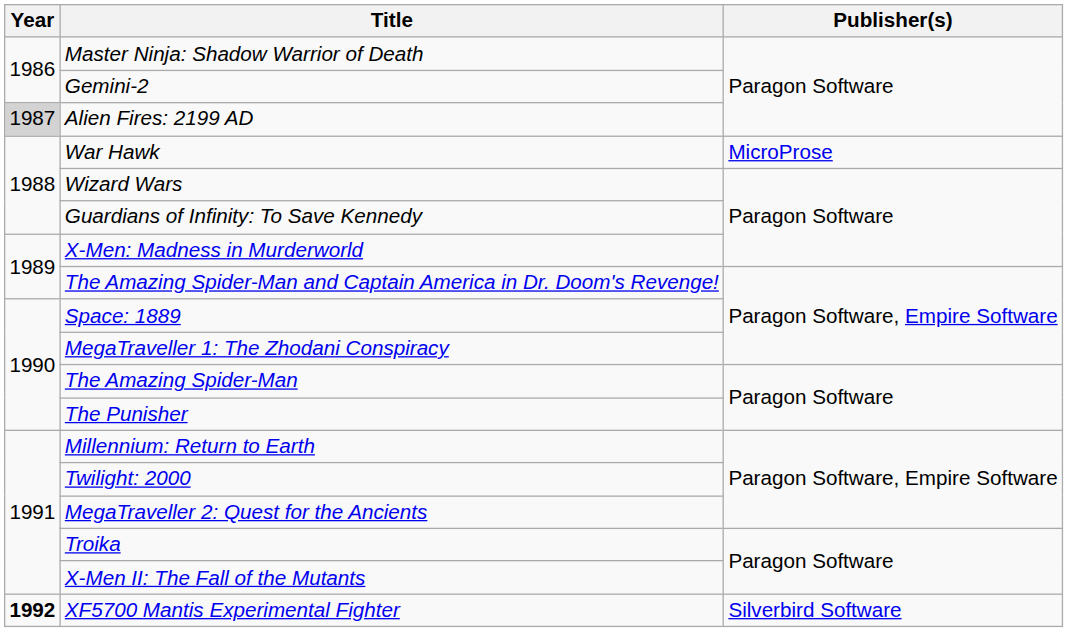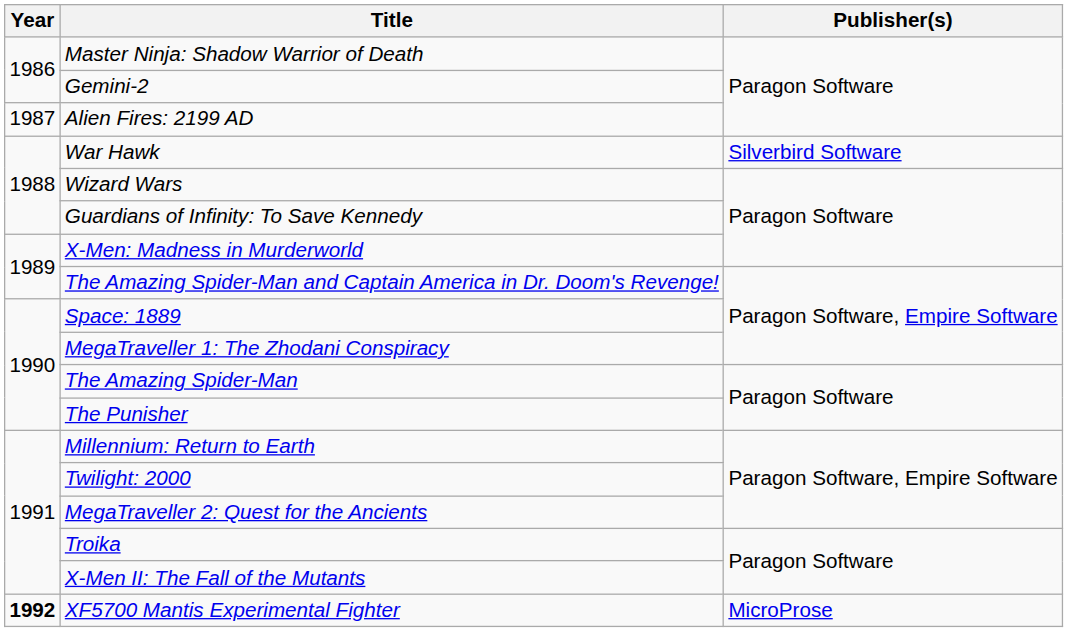(32, 119) lightgrey background -> (32, 119) no background
(781, 151) MicroProse -> (815, 151) Silverbird Software
(815, 610) Silverbird Software -> (781, 610) MicroProse
